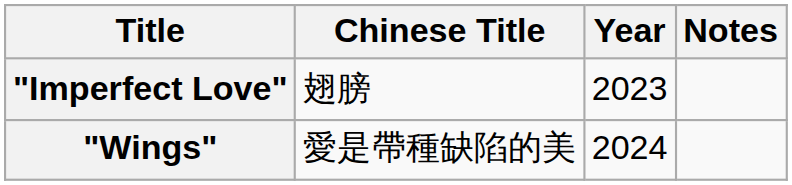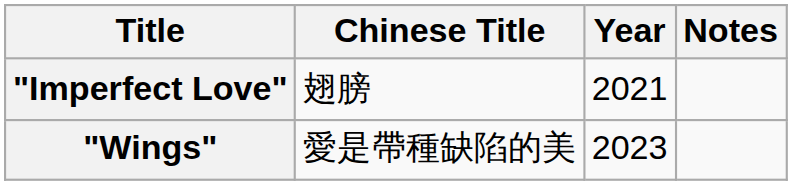(630, 88) 2023 -> (630, 88) 2021
(630, 149) 2024 -> (630, 149) 2023
